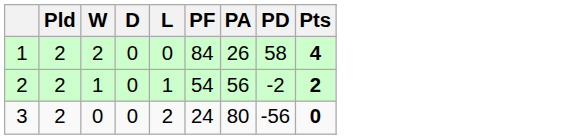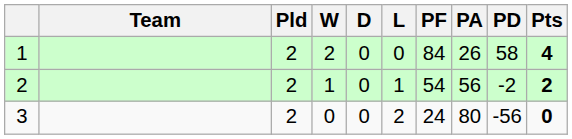+ column: (155, 20)
